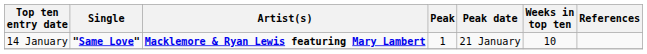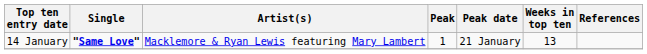(285, 41) bold -> (285, 41) normal
(550, 41) 10 -> (550, 41) 13
